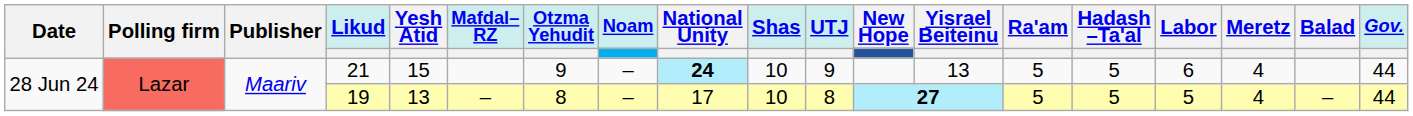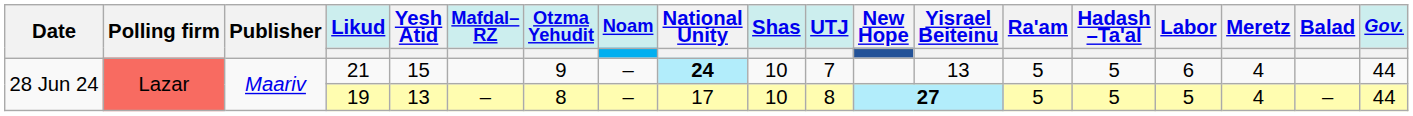(829, 71) 9 -> (829, 71) 7
